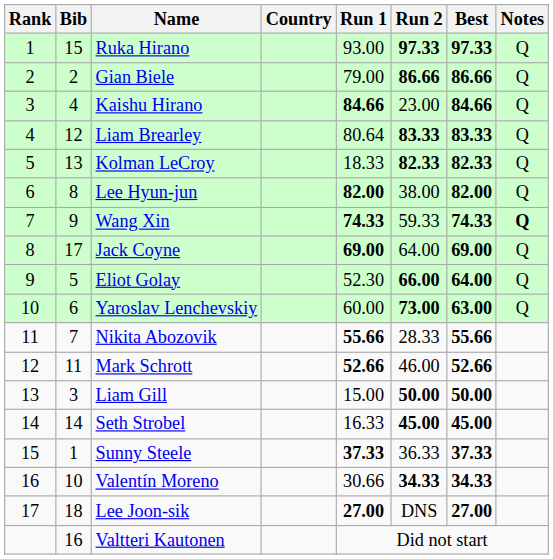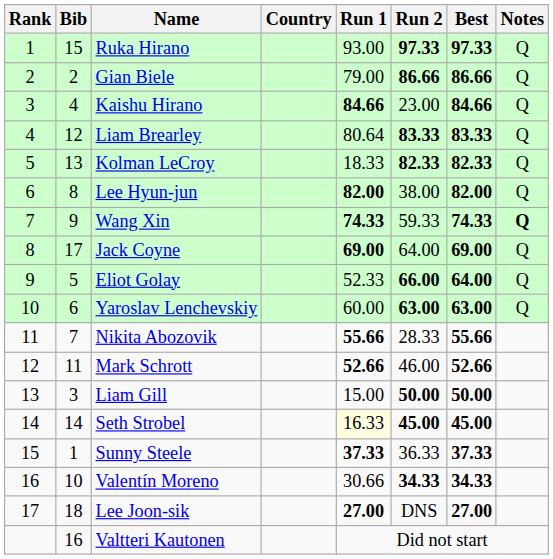(364, 279) 52.30 -> (364, 279) 52.33
(419, 308) 73.00 -> (419, 308) 63.00
(364, 423) no background -> (364, 423) lightyellow background
